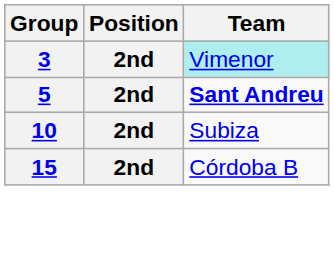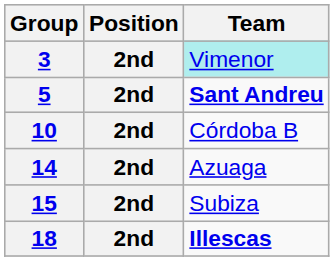(224, 131) Subiza -> (244, 131) Córdoba B
+ row: (44, 167)
(244, 167) Córdoba B -> (224, 203) Subiza
+ row: (44, 239)
